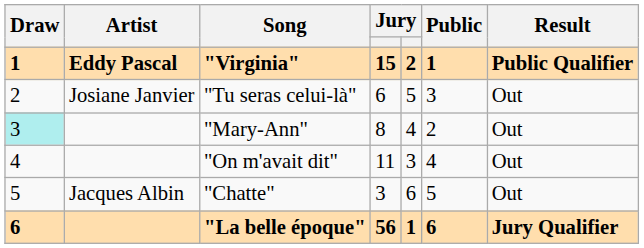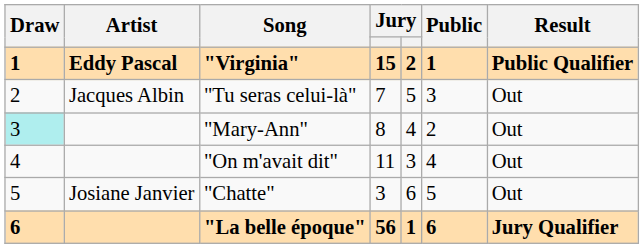(132, 95) Josiane Janvier -> (127, 95) Jacques Albin
(380, 95) 6 -> (380, 95) 7
(127, 194) Jacques Albin -> (132, 194) Josiane Janvier
